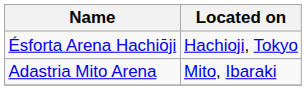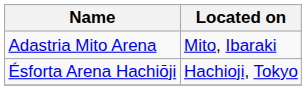rows swapped: (92, 44) <-> (82, 71)
